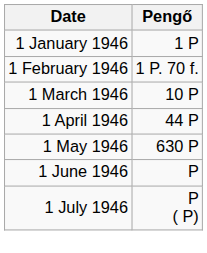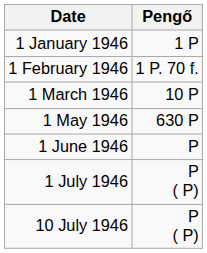- row: (85, 120)
+ row: (82, 226)
